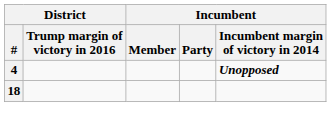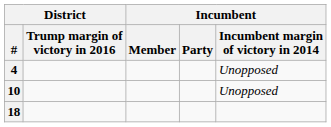(249, 70) bold -> (248, 70) normal
+ row: (14, 91)
